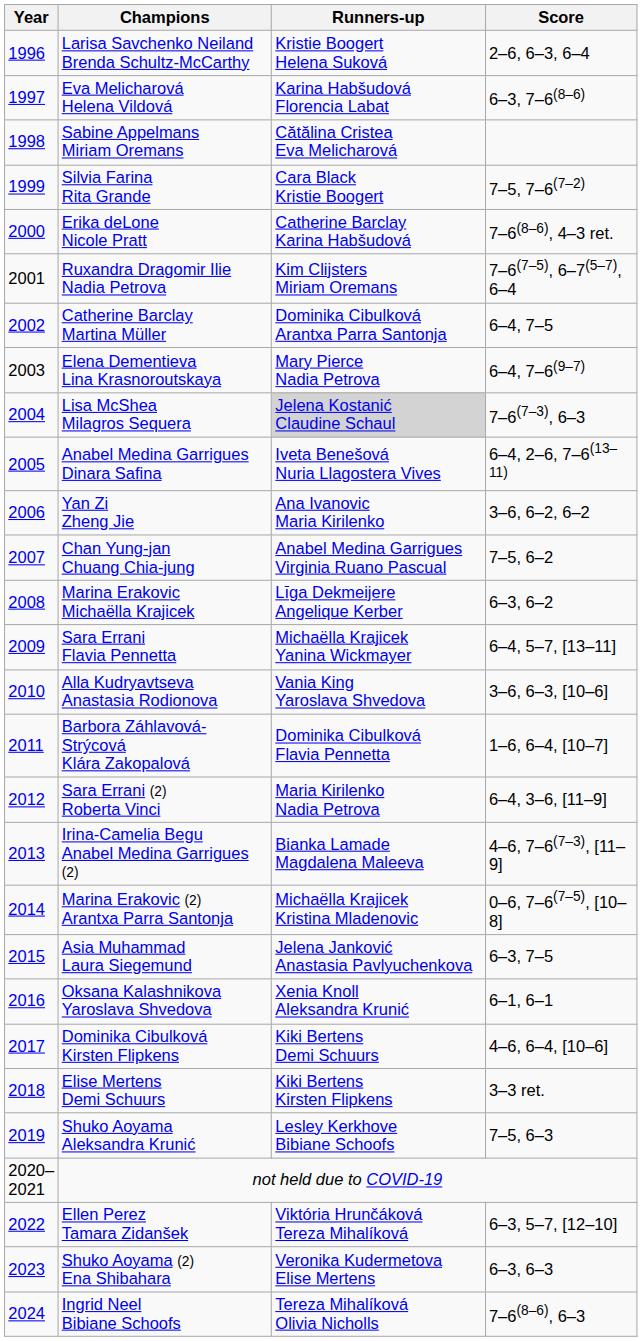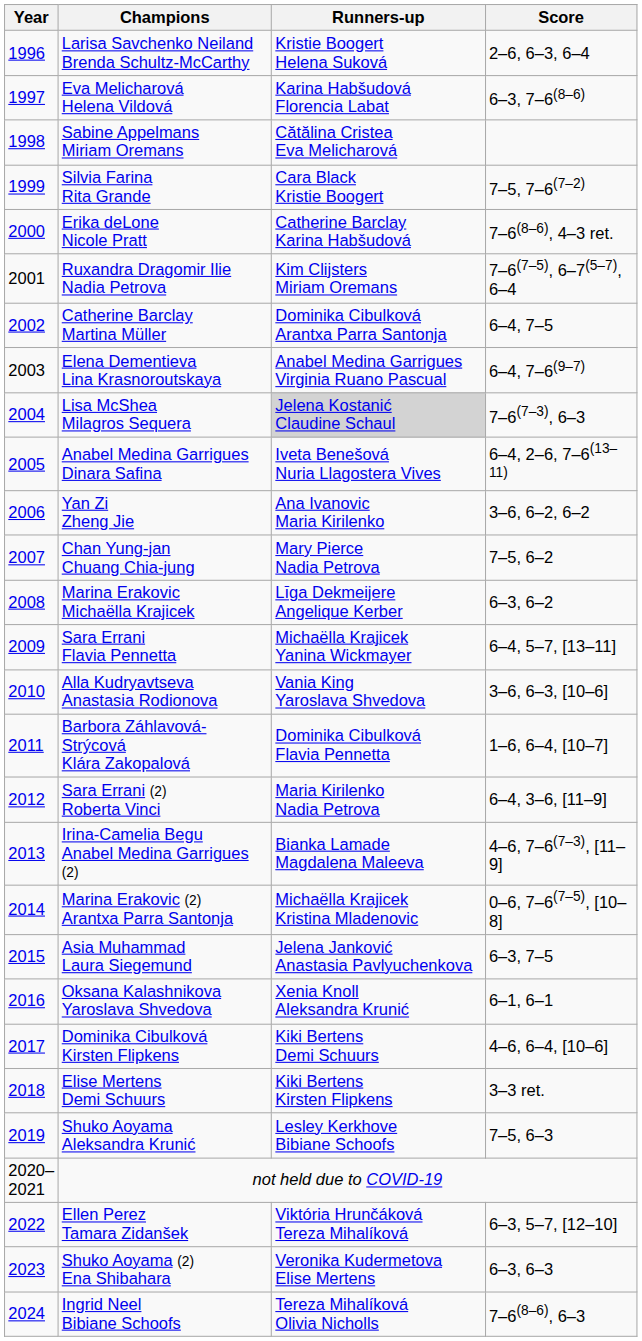(328, 370) Mary Pierce Nadia Petrova -> (369, 370) Anabel Medina Garrigues Virginia Ruano Pascual
(369, 557) Anabel Medina Garrigues Virginia Ruano Pascual -> (328, 557) Mary Pierce Nadia Petrova
